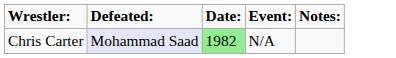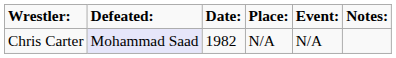+ column: (269, 16)
(221, 41) lightgreen background -> (221, 41) no background
